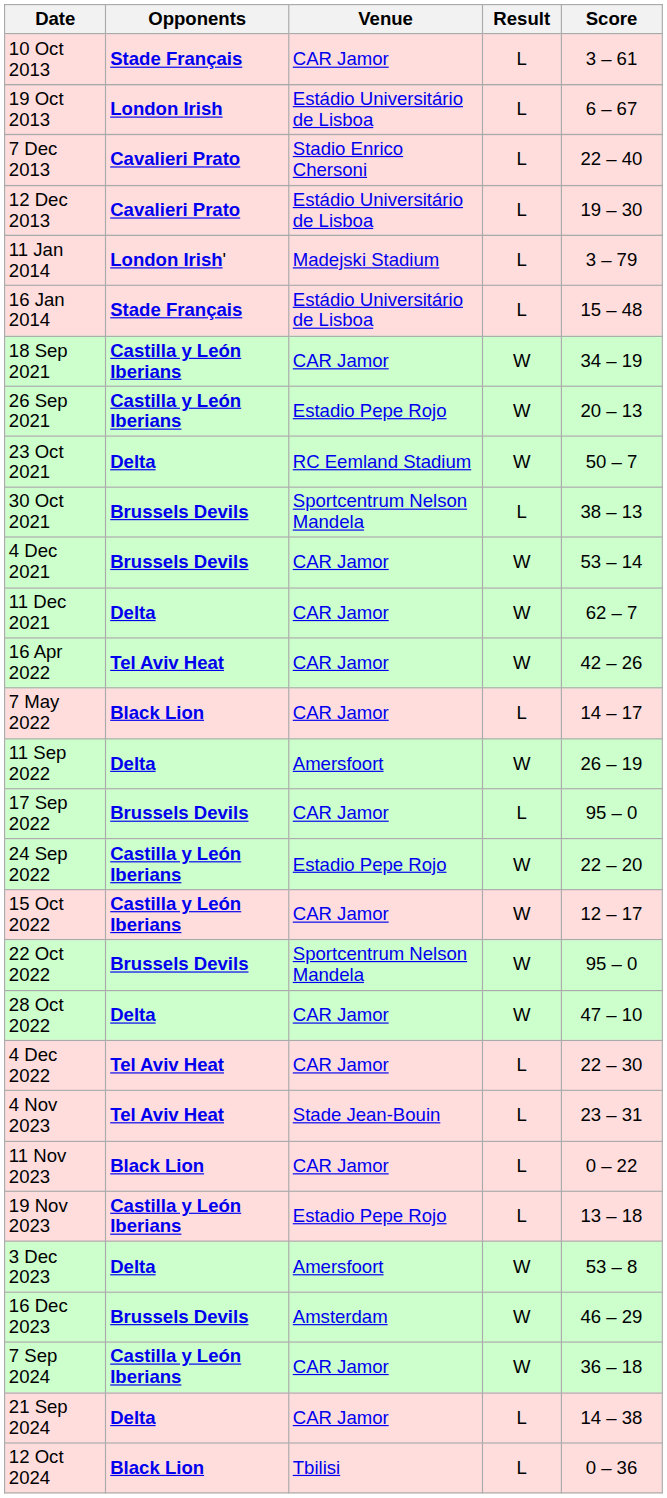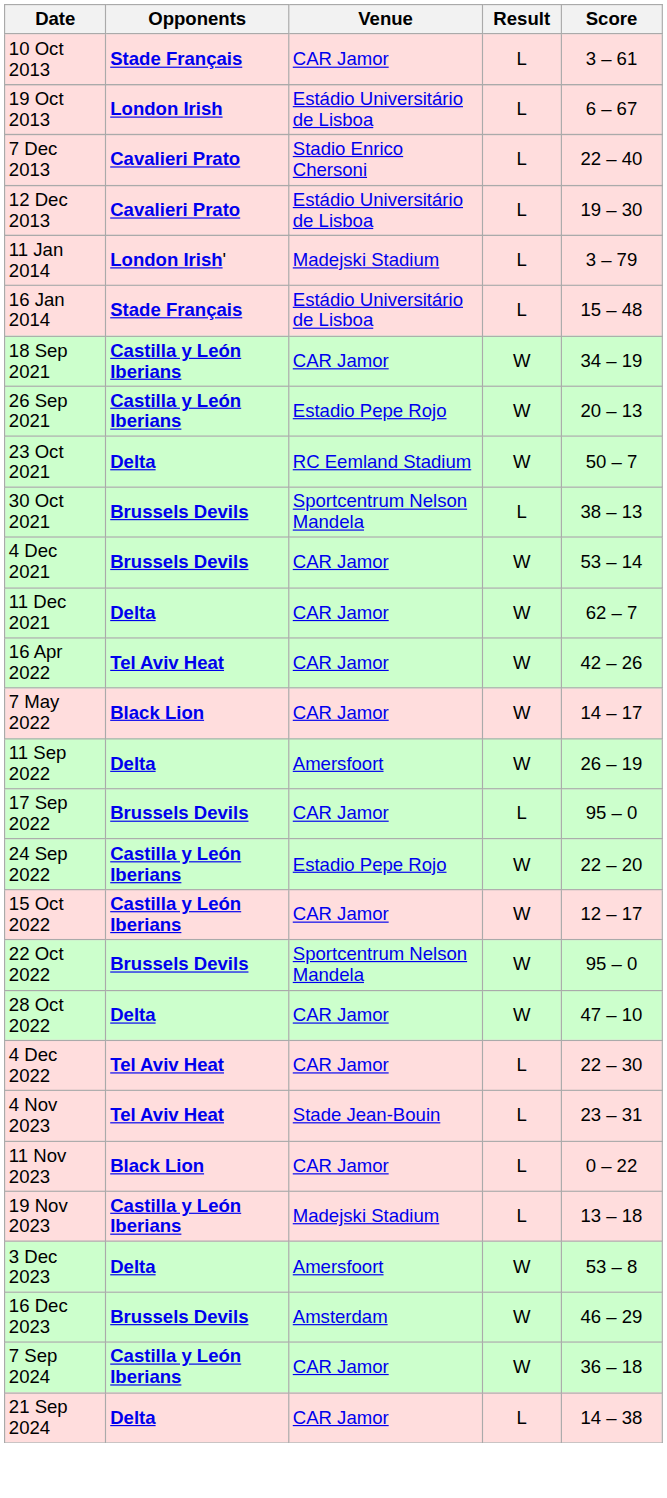(522, 713) L -> (522, 713) W
(370, 1216) Estadio Pepe Rojo -> (366, 1216) Madejski Stadium
- row: (36, 1467)
